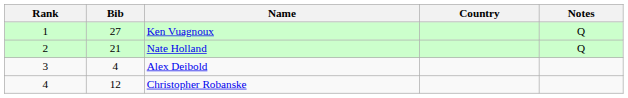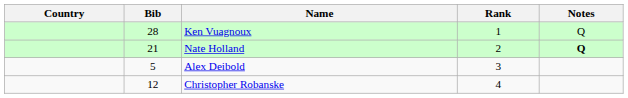columns swapped: (45, 13) <-> (479, 13)
(115, 31) 27 -> (153, 31) 28
(581, 48) normal -> (581, 48) bold
(115, 66) 4 -> (153, 66) 5
